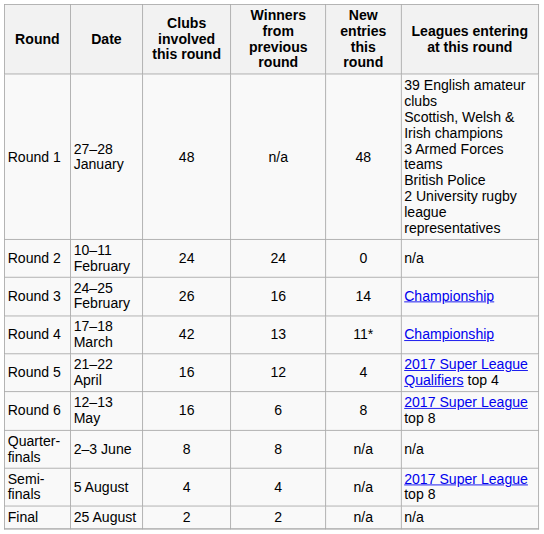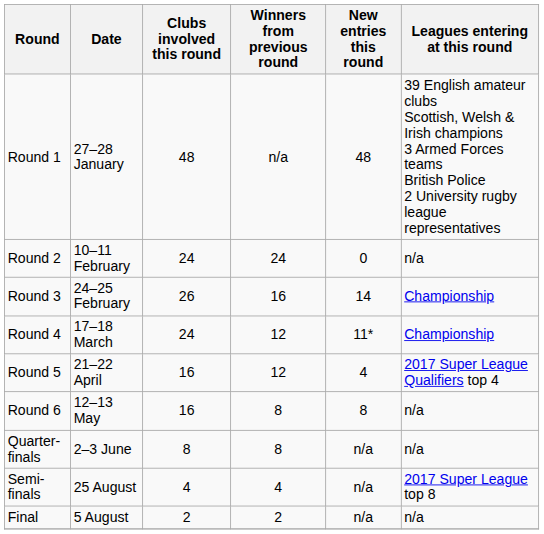(187, 334) 42 -> (187, 334) 24
(278, 334) 13 -> (278, 334) 12
(278, 411) 6 -> (278, 411) 8
(466, 411) 2017 Super League top 8 -> (414, 411) n/a
(101, 487) 5 August -> (105, 487) 25 August
(105, 517) 25 August -> (101, 517) 5 August
